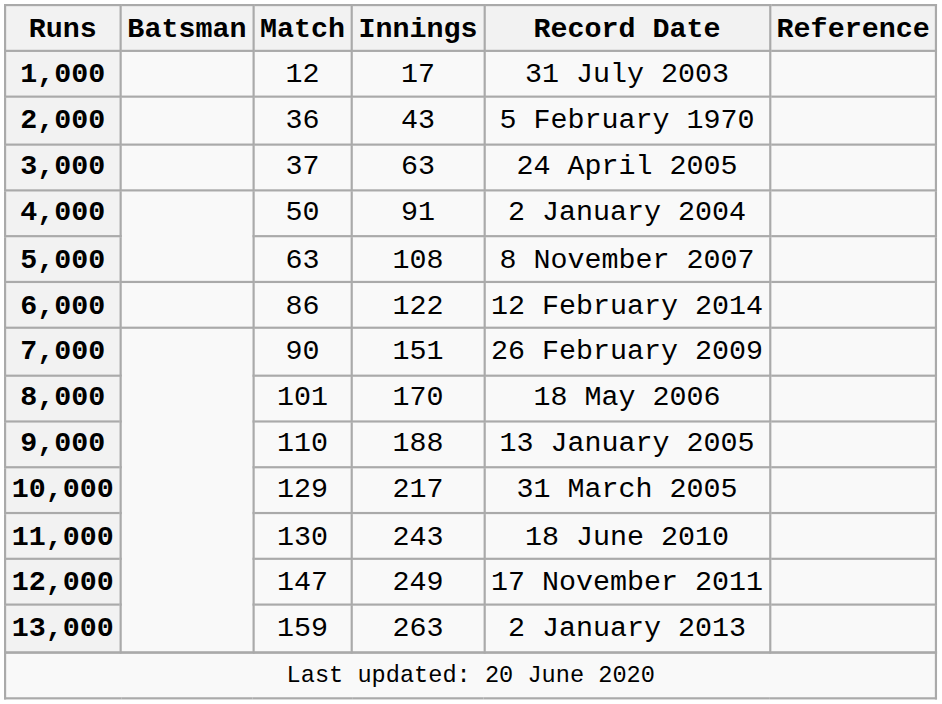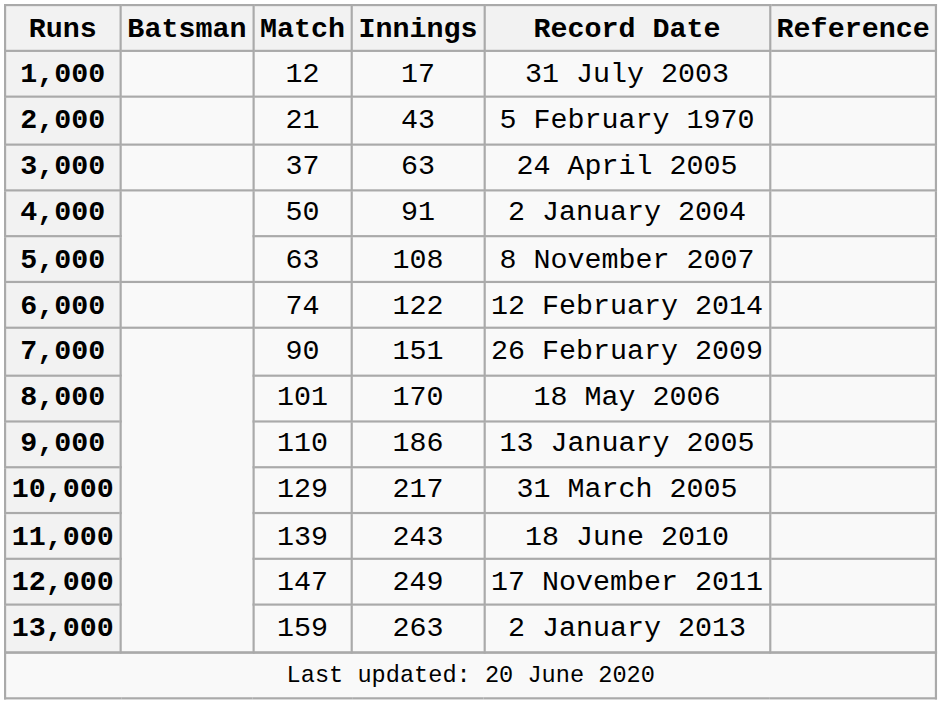(302, 121) 36 -> (302, 121) 21
(302, 305) 86 -> (302, 305) 74
(418, 444) 188 -> (418, 444) 186
(302, 536) 130 -> (302, 536) 139
